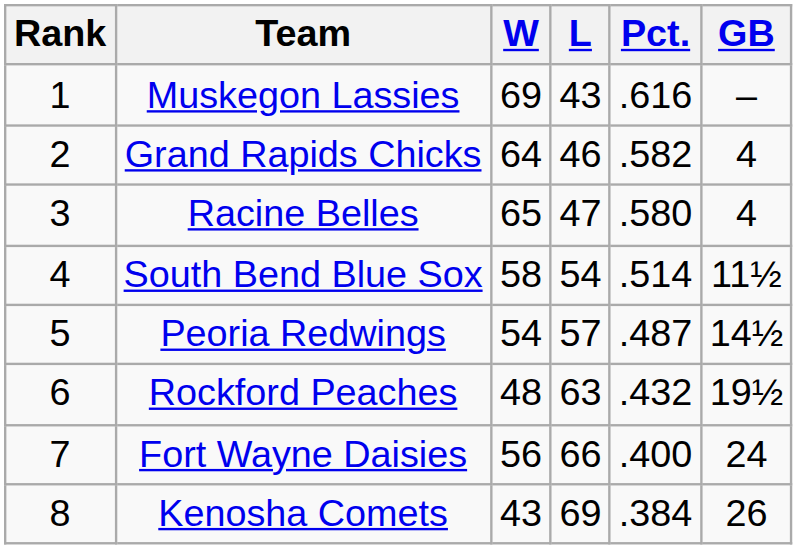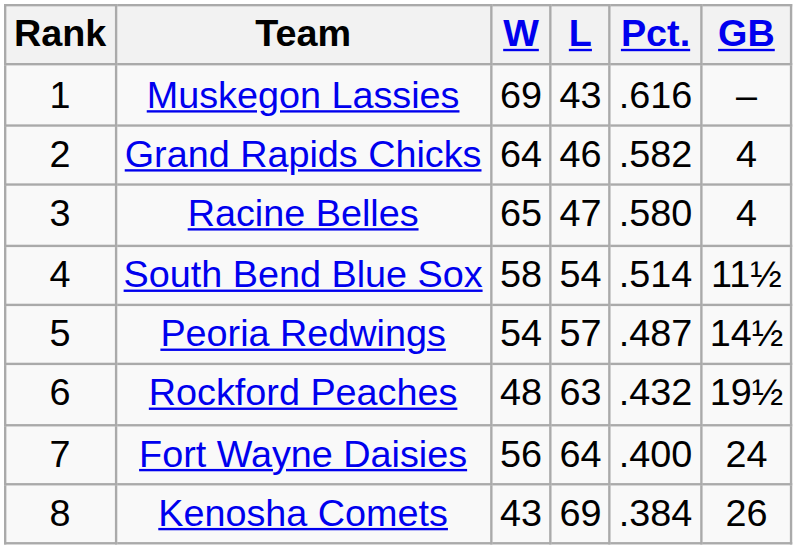(580, 453) 66 -> (580, 453) 64
